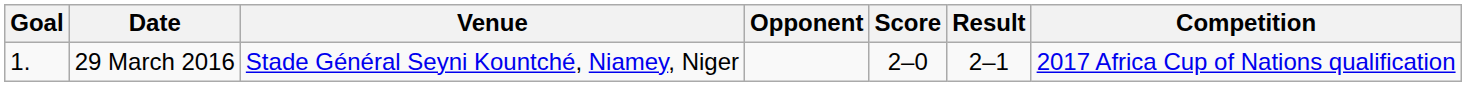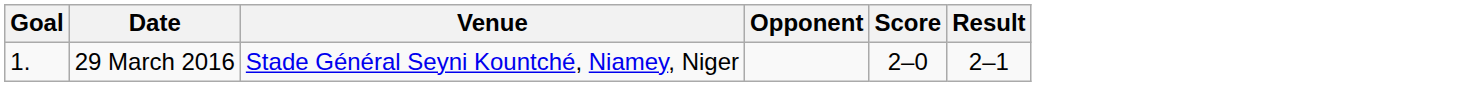- column: (1246, 23)
